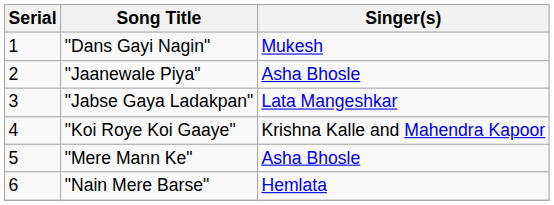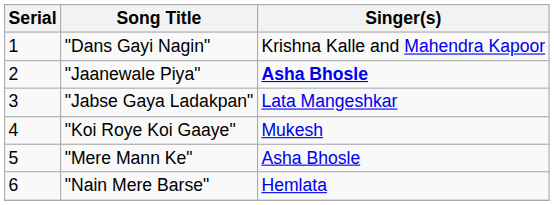(292, 46) Mukesh -> (403, 46) Krishna Kalle and Mahendra Kapoor
(311, 74) normal -> (315, 74) bold
(403, 130) Krishna Kalle and Mahendra Kapoor -> (292, 130) Mukesh
